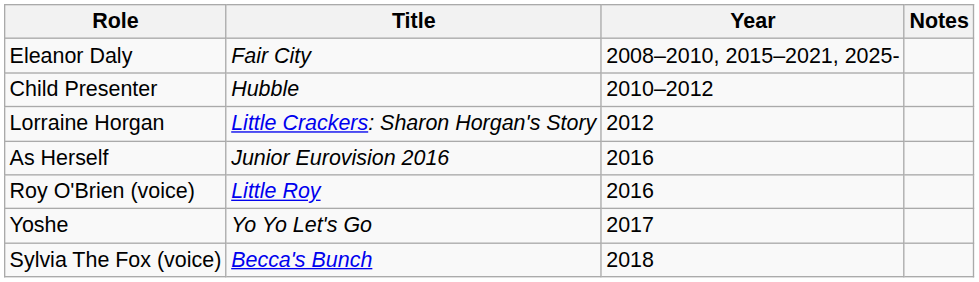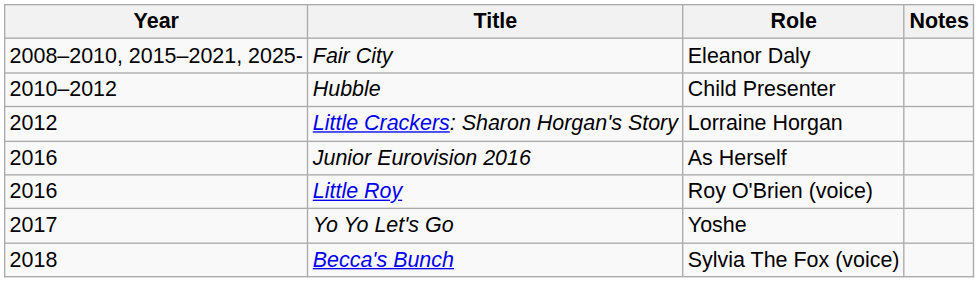columns swapped: (753, 21) <-> (115, 21)
